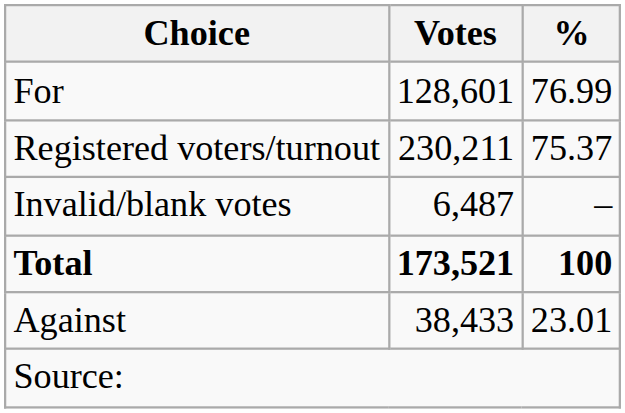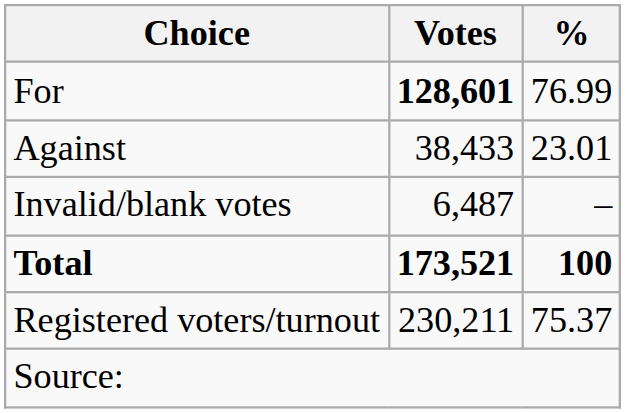(455, 90) normal -> (455, 90) bold
rows swapped: (70, 319) <-> (197, 147)
